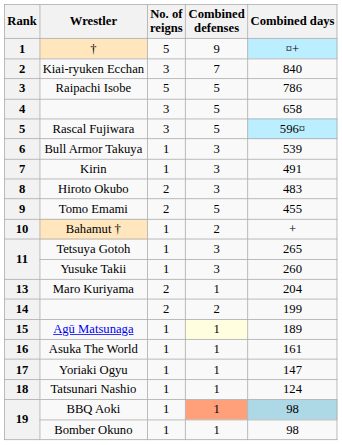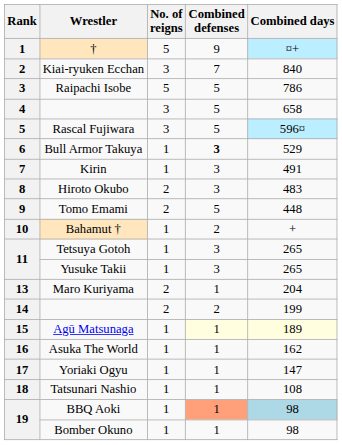(217, 149) normal -> (217, 149) bold
(292, 149) 539 -> (292, 149) 529
(292, 209) 455 -> (292, 209) 448
(292, 269) 260 -> (292, 269) 265
(292, 329) no background -> (292, 329) lightyellow background
(292, 349) 161 -> (292, 349) 162
(292, 389) 124 -> (292, 389) 108
